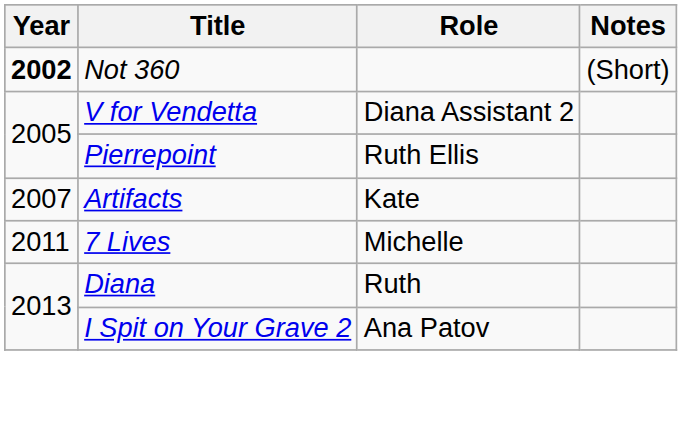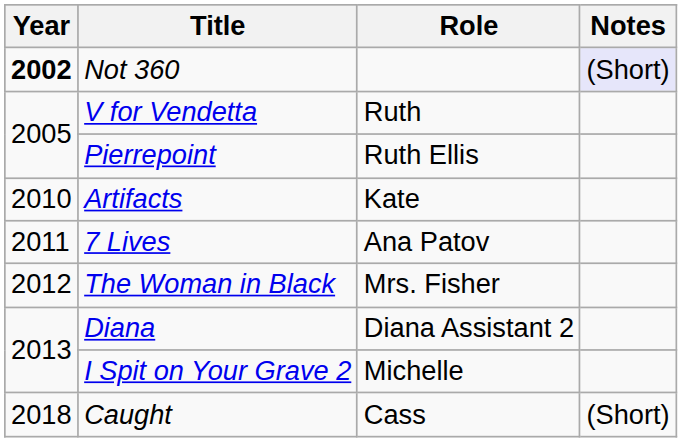(628, 69) no background -> (628, 69) lavender background
(469, 112) Diana Assistant 2 -> (393, 112) Ruth
(41, 198) 2007 -> (41, 198) 2010
(414, 241) Michelle -> (427, 241) Ana Patov
+ row: (210, 284)
(393, 284) Ruth -> (469, 328) Diana Assistant 2
(427, 328) Ana Patov -> (414, 371) Michelle
+ row: (128, 414)
